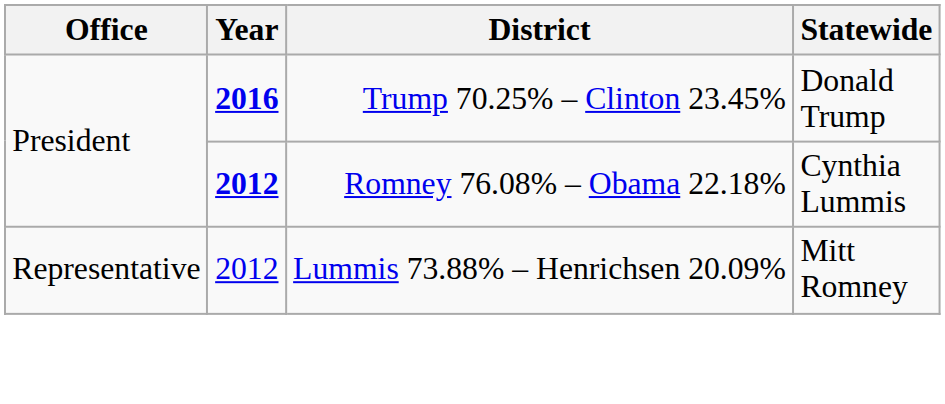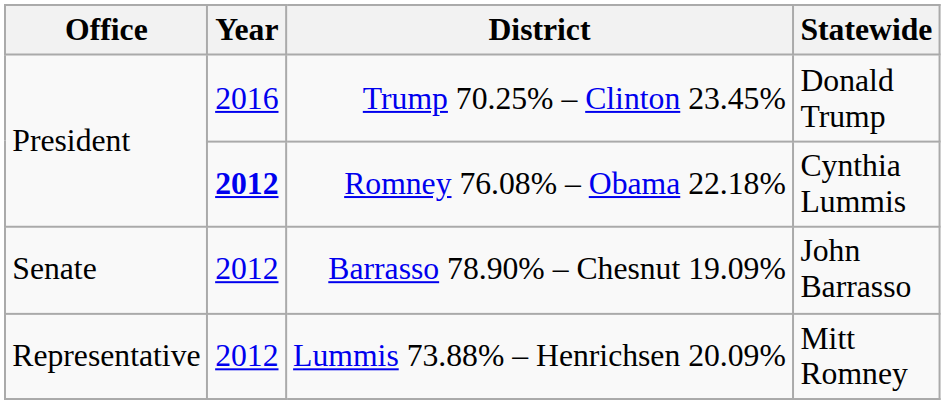(247, 97) bold -> (247, 97) normal
+ row: (557, 269)
